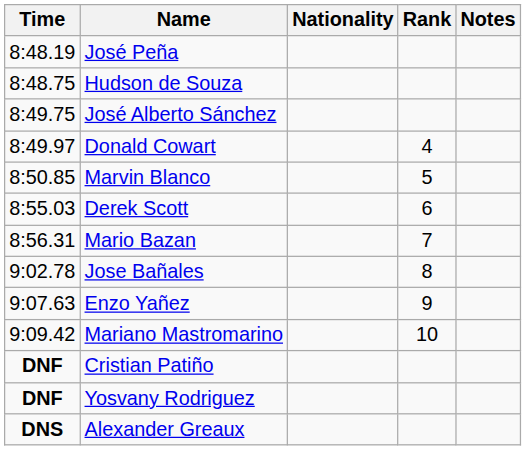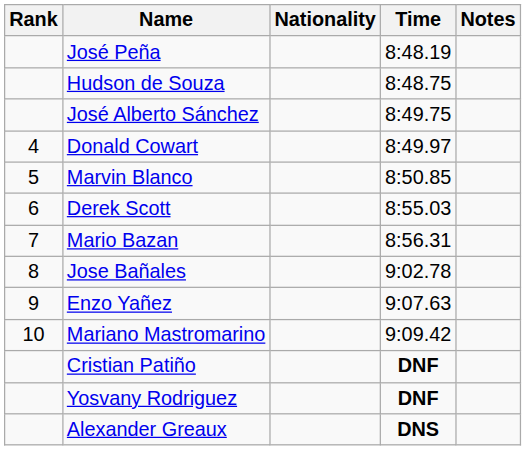columns swapped: (427, 20) <-> (42, 20)
